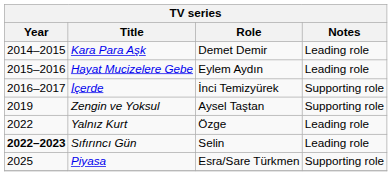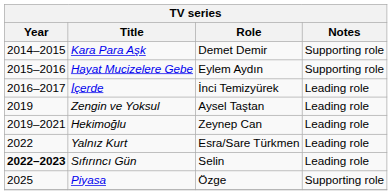(337, 50) Leading role -> (344, 50) Supporting role
(337, 69) Leading role -> (344, 69) Supporting role
(344, 87) Supporting role -> (337, 87) Leading role
(344, 106) Supporting role -> (337, 106) Leading role
+ row: (99, 124)
(212, 124) Özge -> (249, 143) Esra/Sare Türkmen
(249, 161) Esra/Sare Türkmen -> (212, 180) Özge
